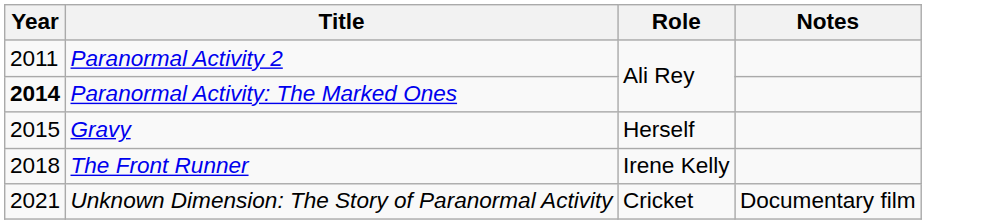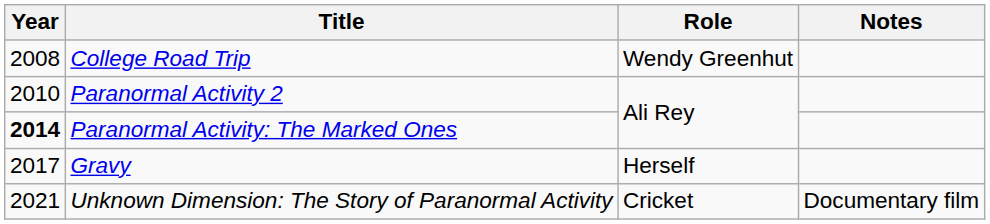+ row: (161, 58)
(34, 58) 2011 -> (35, 93) 2010
(35, 129) 2015 -> (35, 165) 2017
- row: (160, 165)
